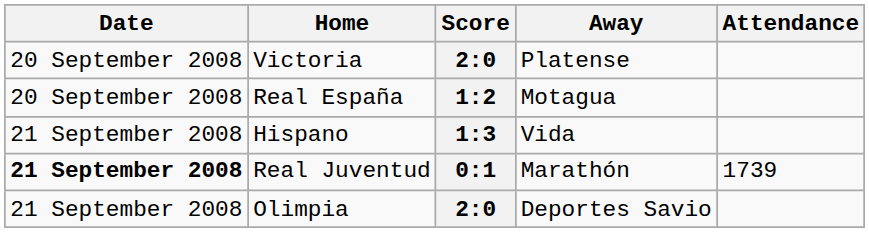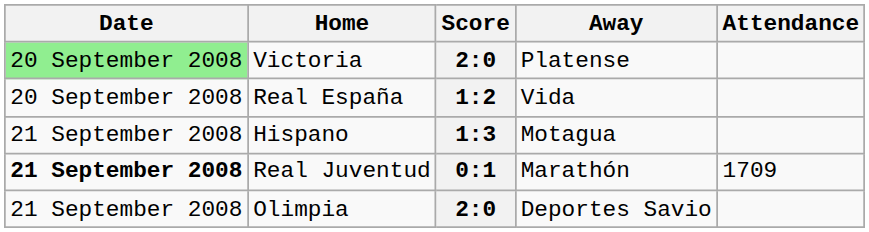(126, 60) no background -> (126, 60) lightgreen background
(568, 98) Motagua -> (548, 98) Vida
(548, 135) Vida -> (568, 135) Motagua
(750, 172) 1739 -> (750, 172) 1709
